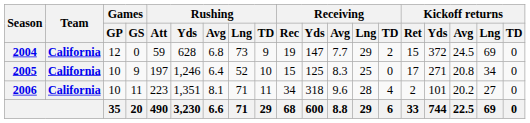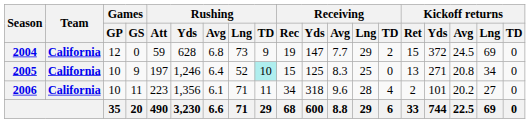(266, 71) no background -> (266, 71) paleturquoise background
(413, 71) 17 -> (413, 71) 13
(187, 90) 1,351 -> (187, 90) 1,356
(216, 90) 8.1 -> (216, 90) 6.1
